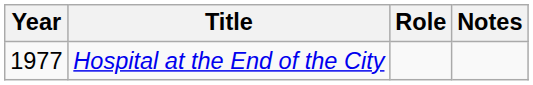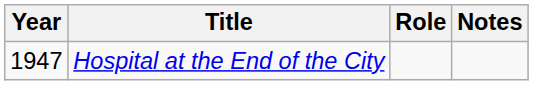(36, 60) 1977 -> (36, 60) 1947
